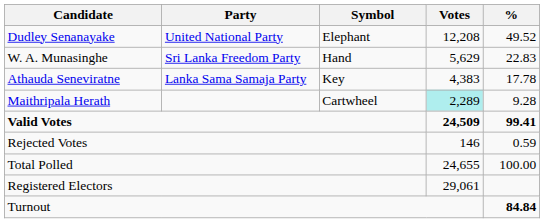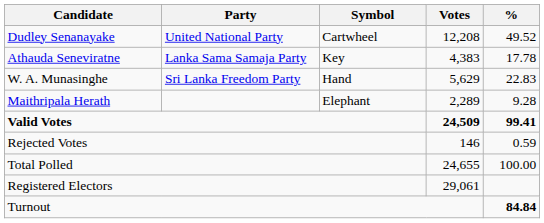(346, 36) Elephant -> (350, 36) Cartwheel
rows swapped: (58, 57) <-> (64, 79)
(350, 100) Cartwheel -> (346, 100) Elephant
(465, 100) paleturquoise background -> (465, 100) no background
